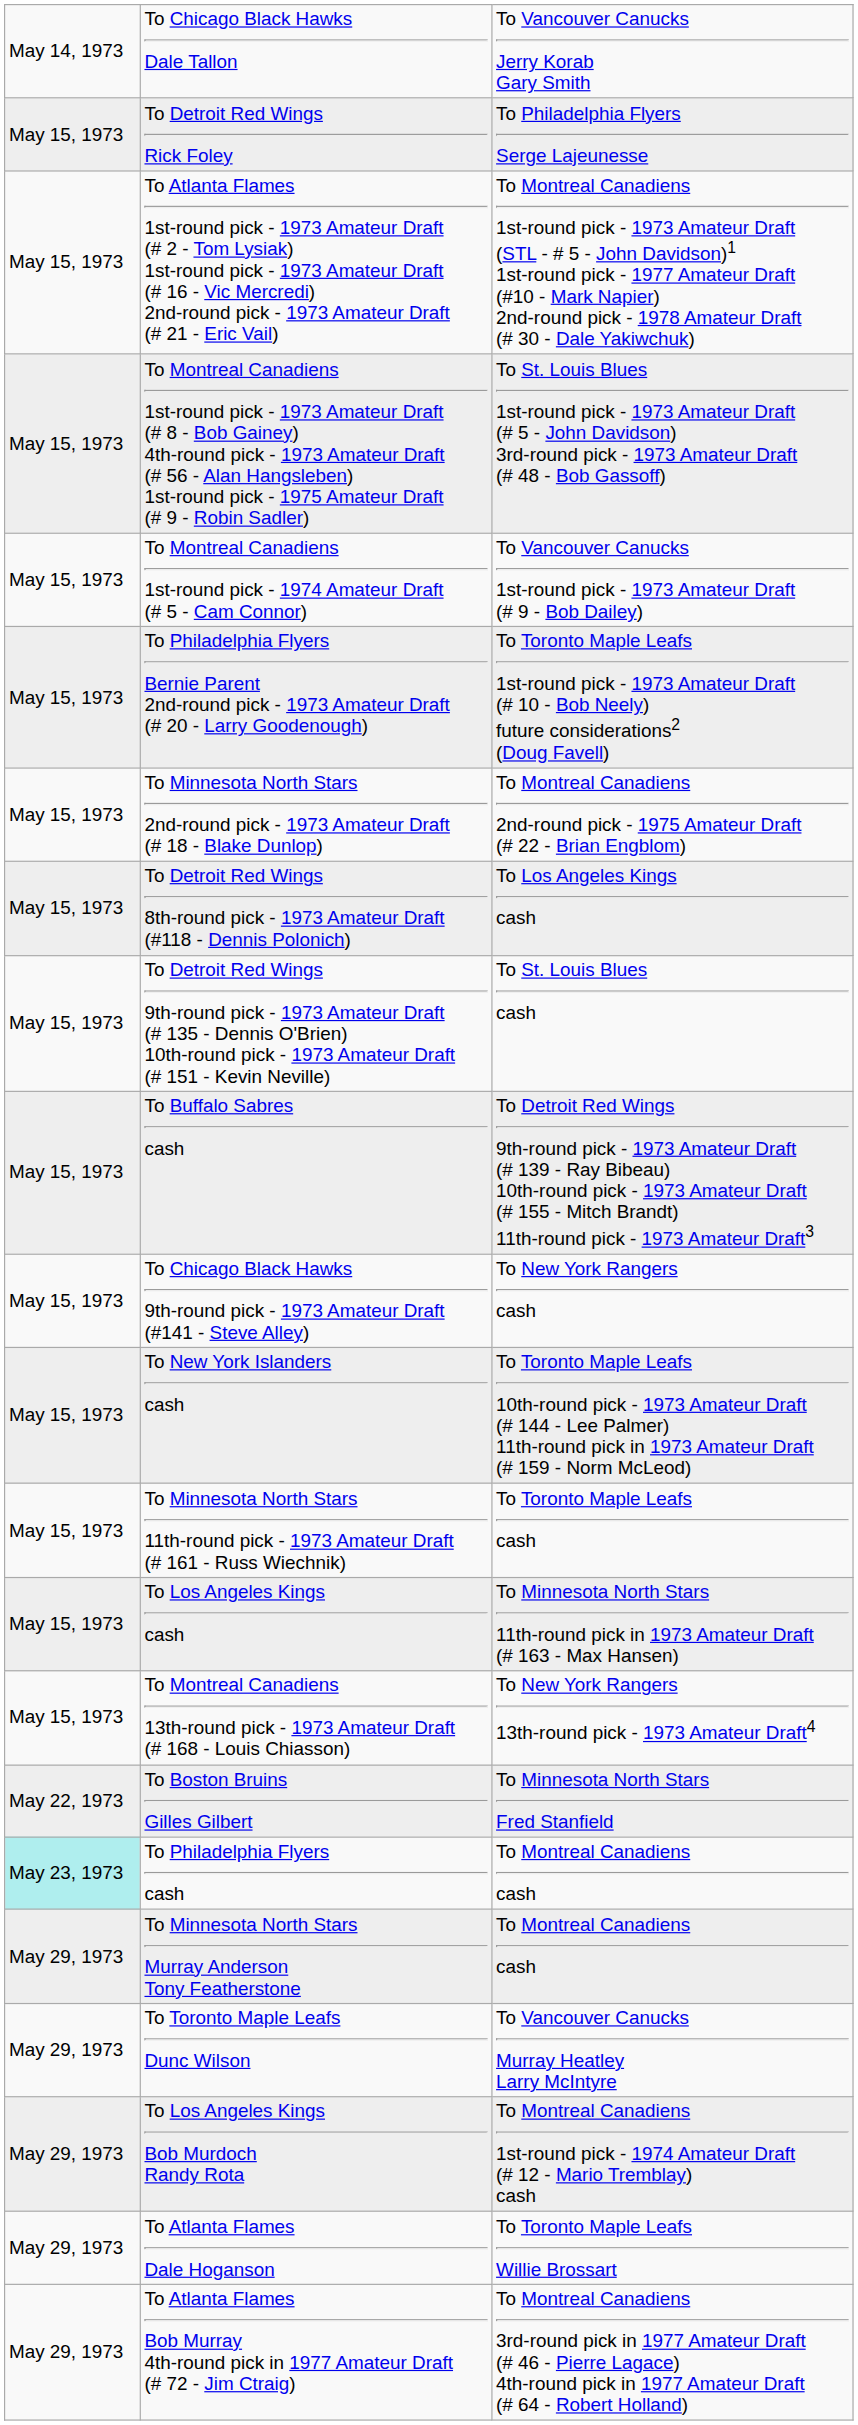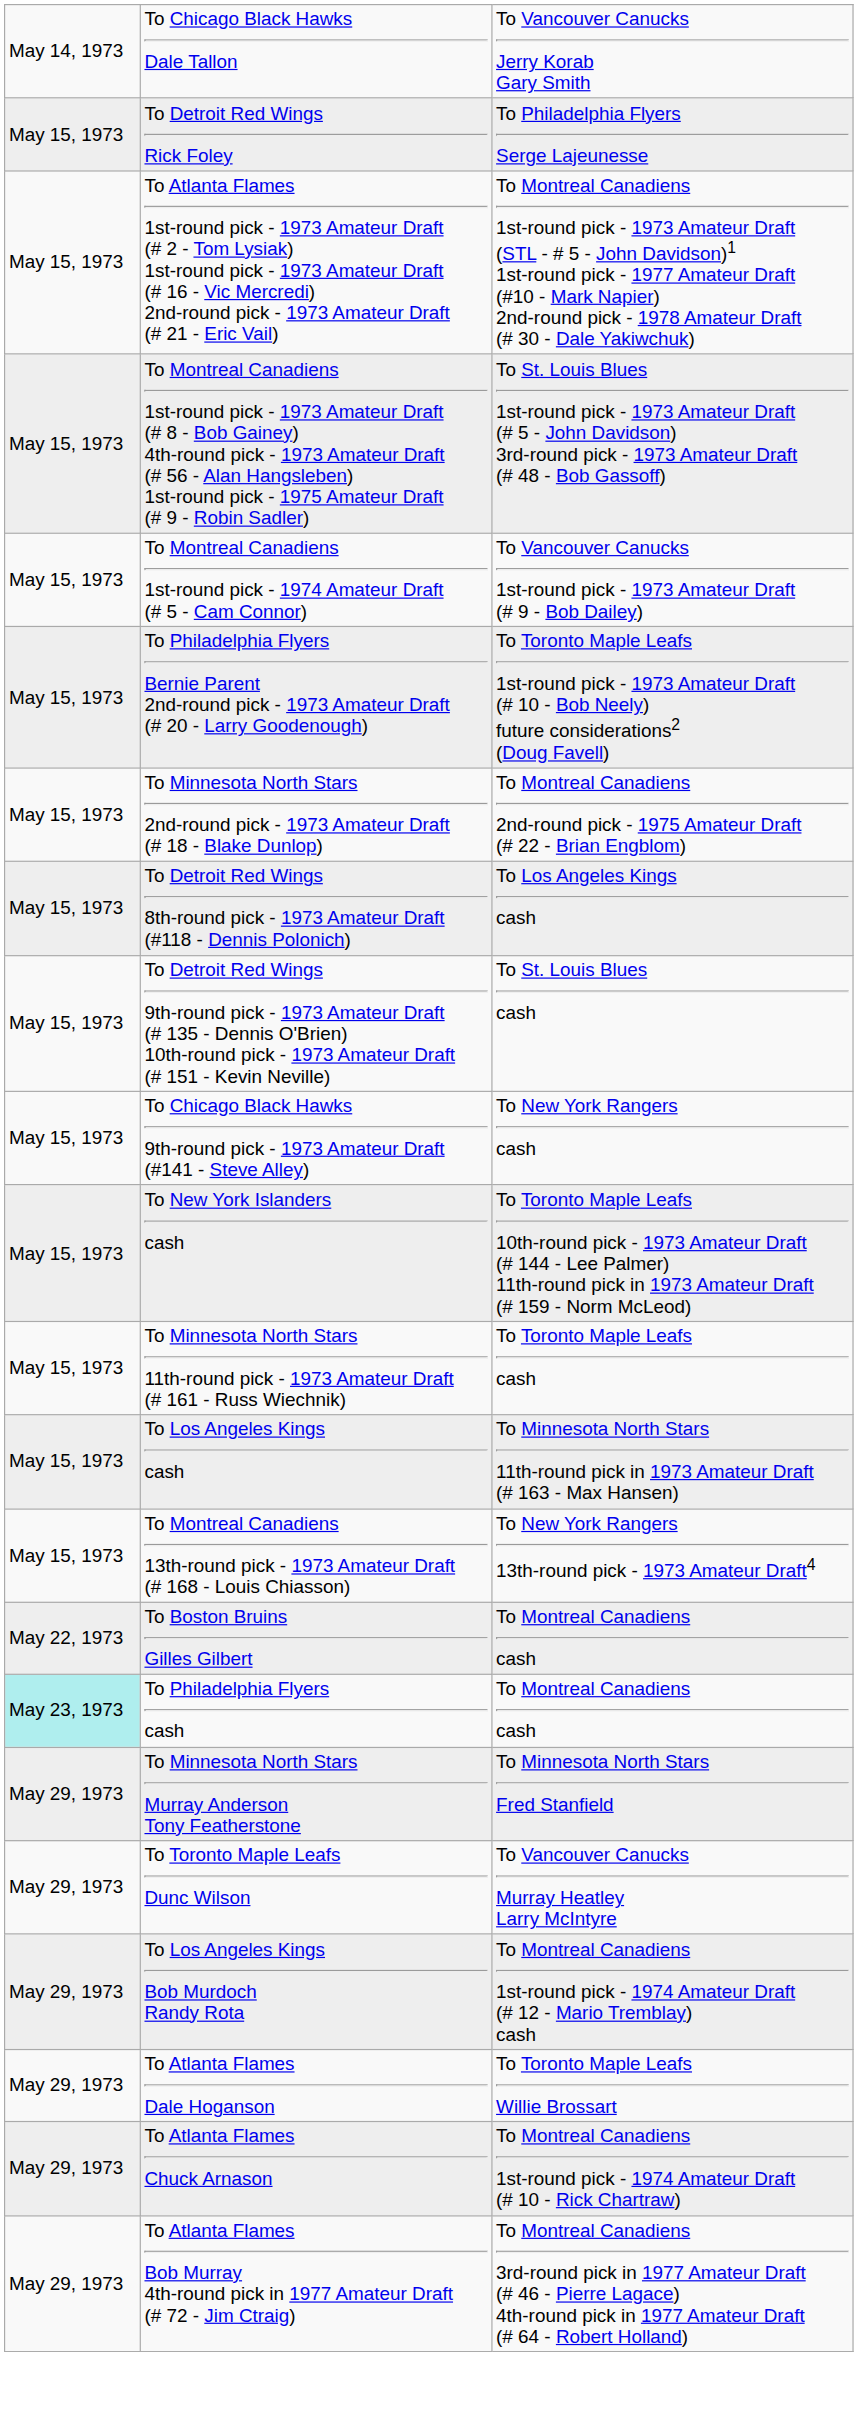- row: (316, 1127)
(672, 1800) To Minnesota North Stars Fred Stanfield -> (672, 1638) To Montreal Canadiens cash
(672, 1945) To Montreal Canadiens cash -> (672, 1783) To Minnesota North Stars Fred Stanfield
+ row: (316, 2157)
